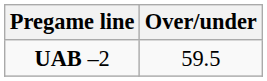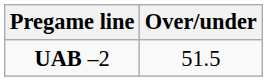(201, 57) 59.5 -> (201, 57) 51.5
